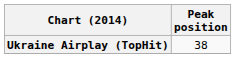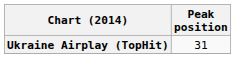(201, 45) 38 -> (201, 45) 31
